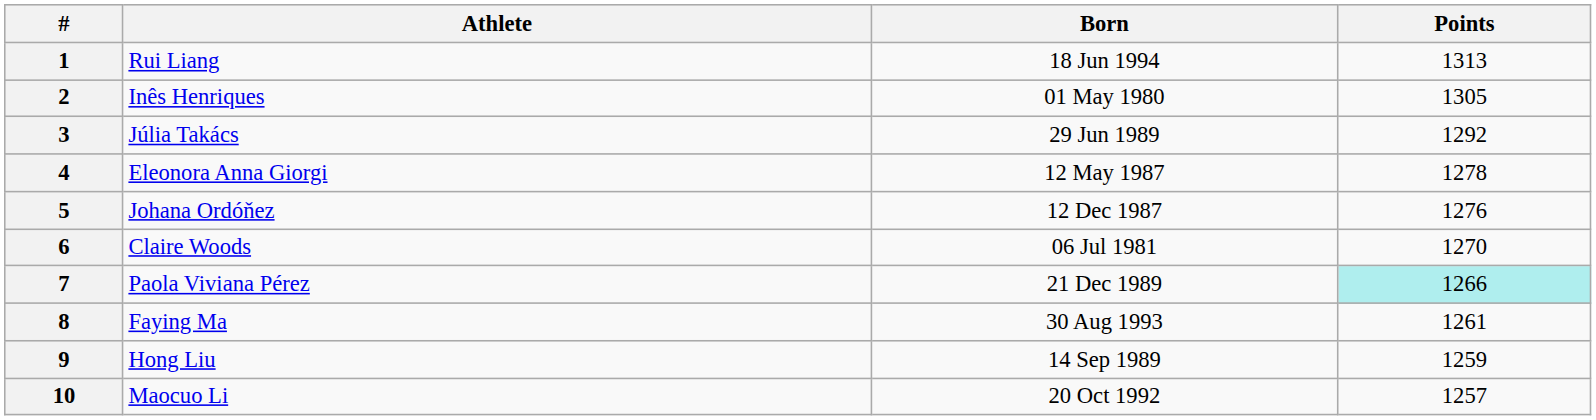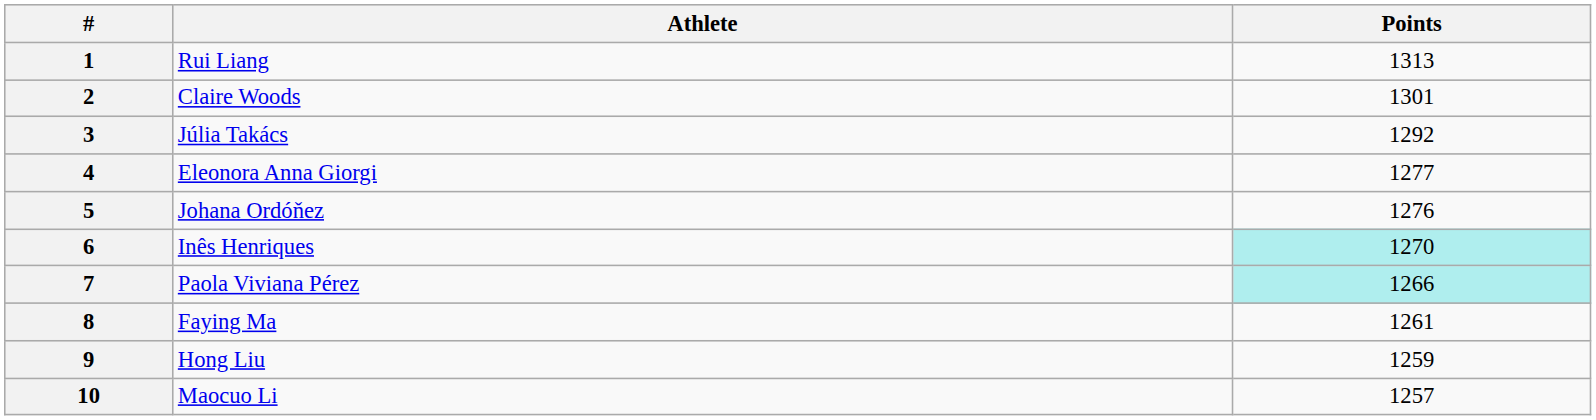- column: (1104, 23)
(196, 98) Inês Henriques -> (239, 98) Claire Woods
(1464, 98) 1305 -> (1412, 98) 1301
(1464, 172) 1278 -> (1412, 172) 1277
(190, 247) Claire Woods -> (246, 247) Inês Henriques
(1464, 247) no background -> (1412, 247) paleturquoise background
